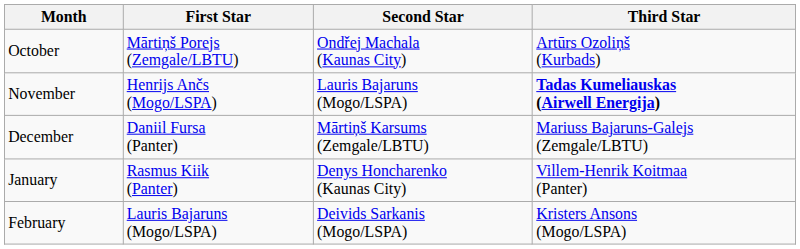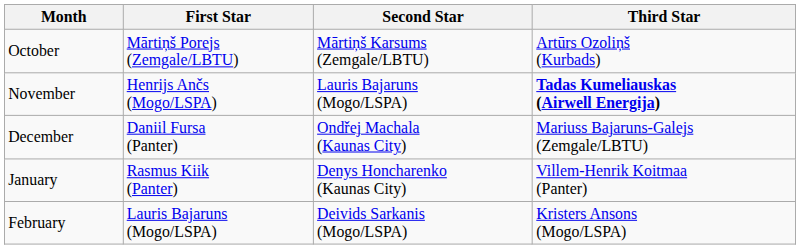(368, 51) Ondřej Machala (Kaunas City) -> (373, 51) Mārtiņš Karsums (Zemgale/LBTU)
(373, 136) Mārtiņš Karsums (Zemgale/LBTU) -> (368, 136) Ondřej Machala (Kaunas City)
